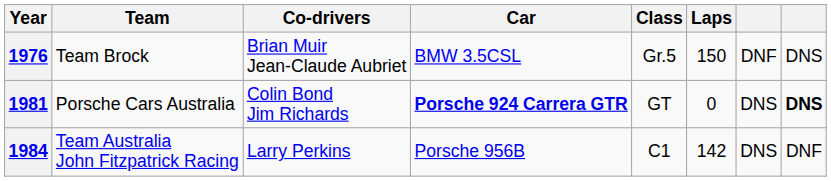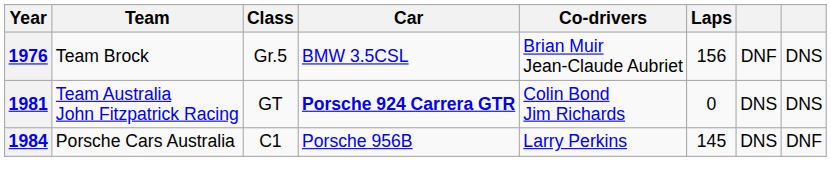columns swapped: (327, 18) <-> (659, 18)
(711, 56) 150 -> (711, 56) 156
(145, 103) Porsche Cars Australia -> (147, 103) Team Australia John Fitzpatrick Racing
(804, 103) bold -> (804, 103) normal
(147, 151) Team Australia John Fitzpatrick Racing -> (145, 141) Porsche Cars Australia
(711, 151) 142 -> (711, 141) 145
